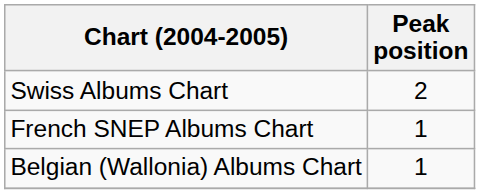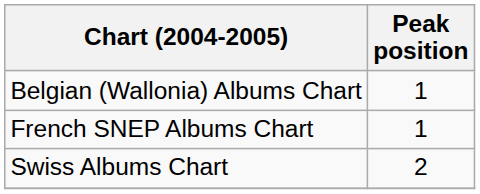rows swapped: (186, 167) <-> (119, 90)
